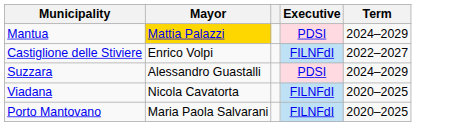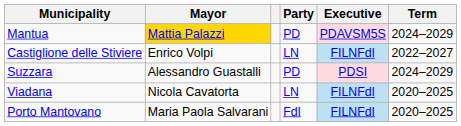+ column: (299, 14)
(312, 33) PDSI -> (353, 33) PDAVSM5S
